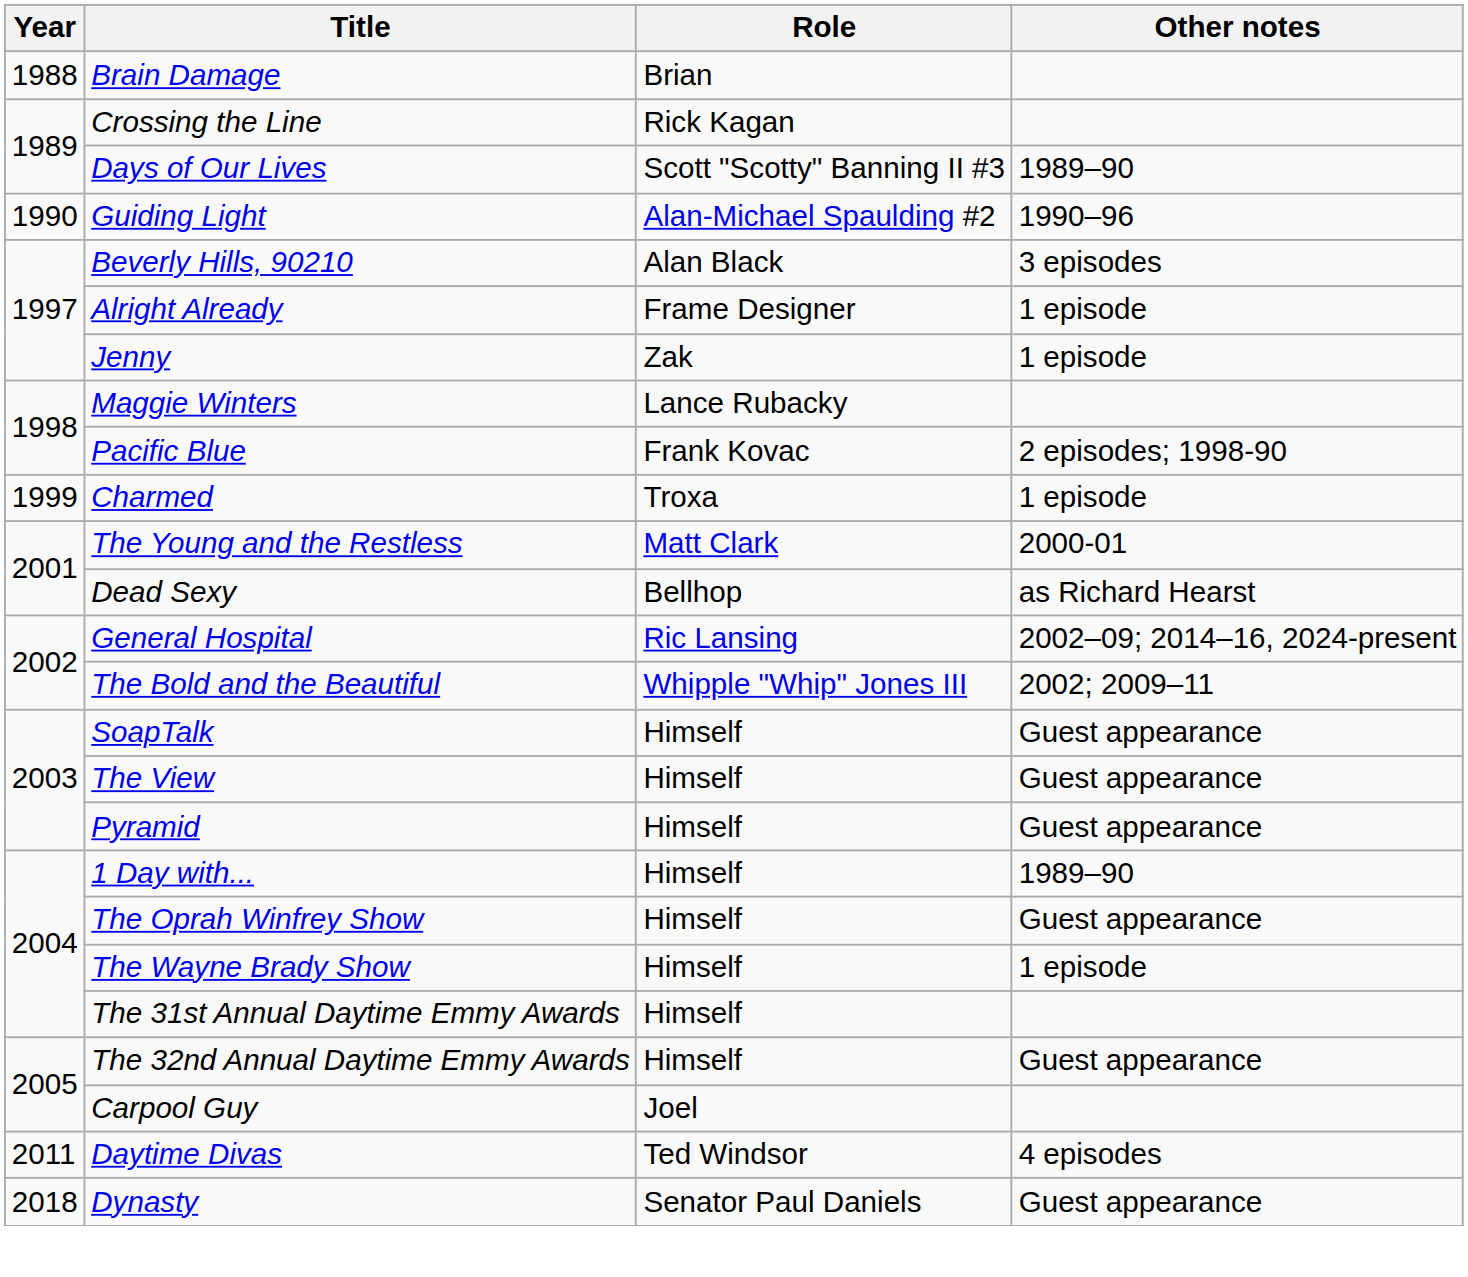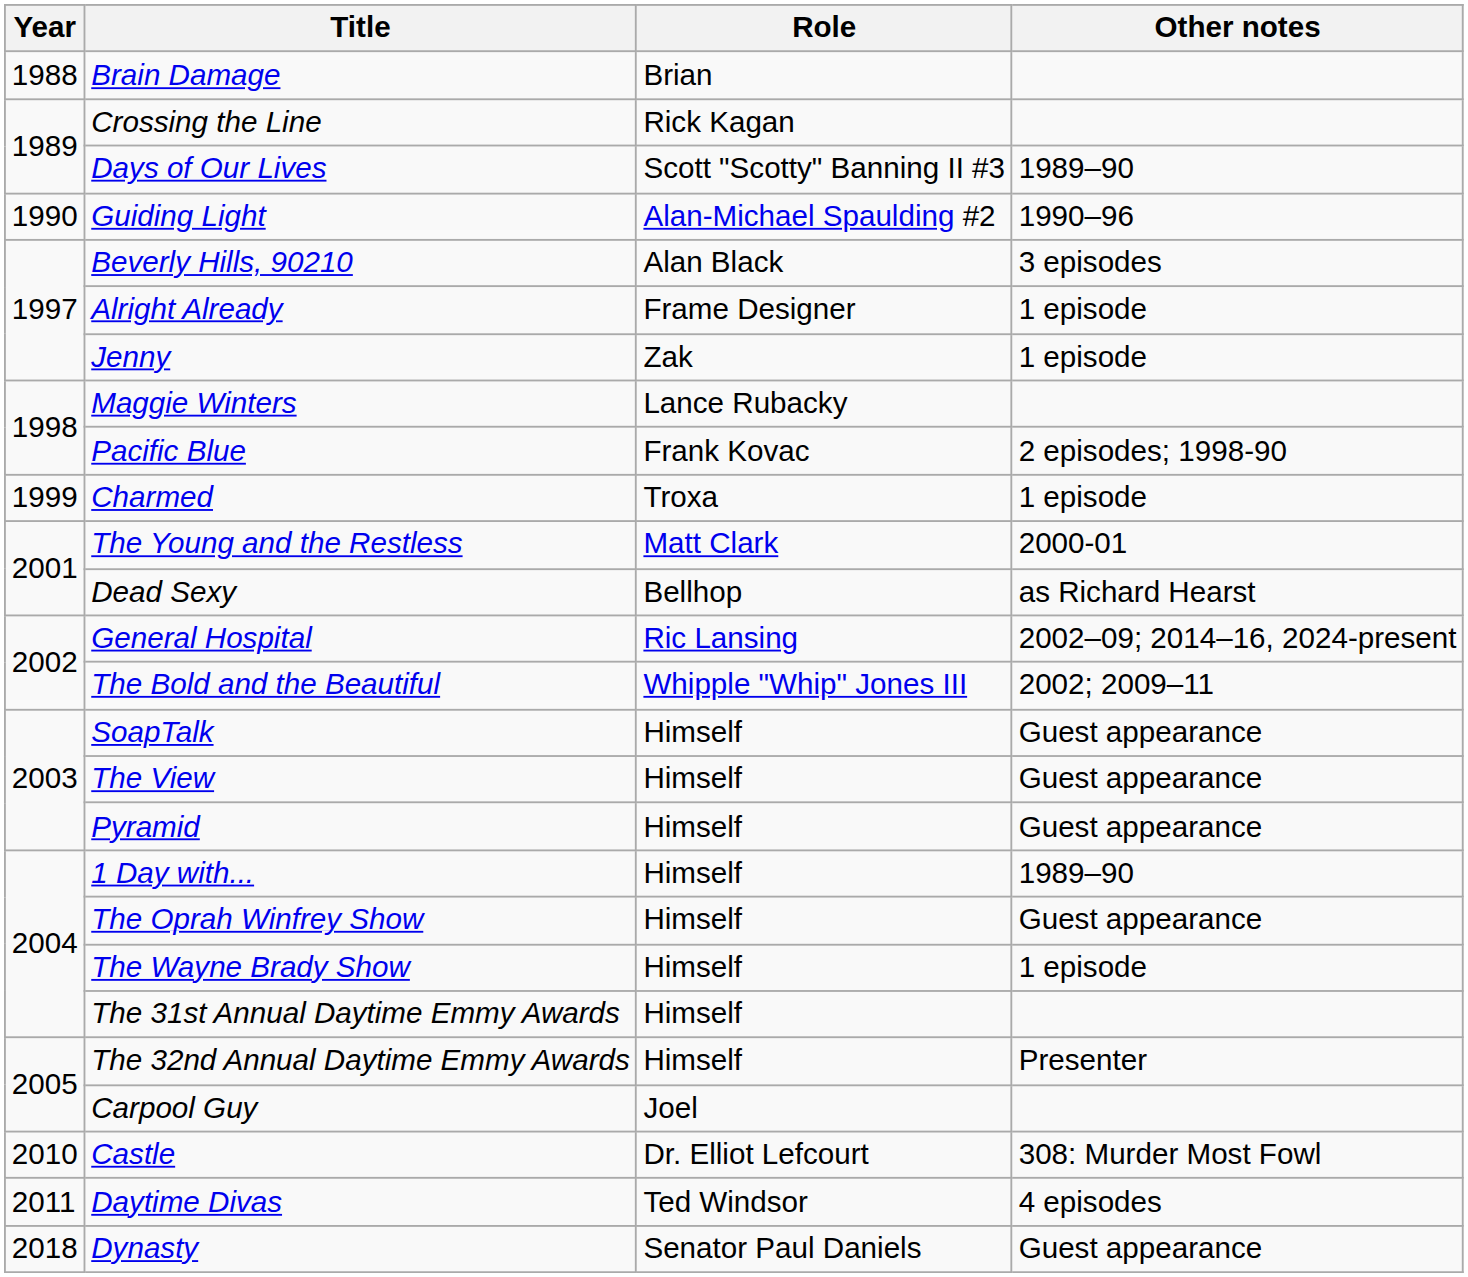(1140, 1060) Guest appearance -> (1083, 1060) Presenter
+ row: (133, 1154)
